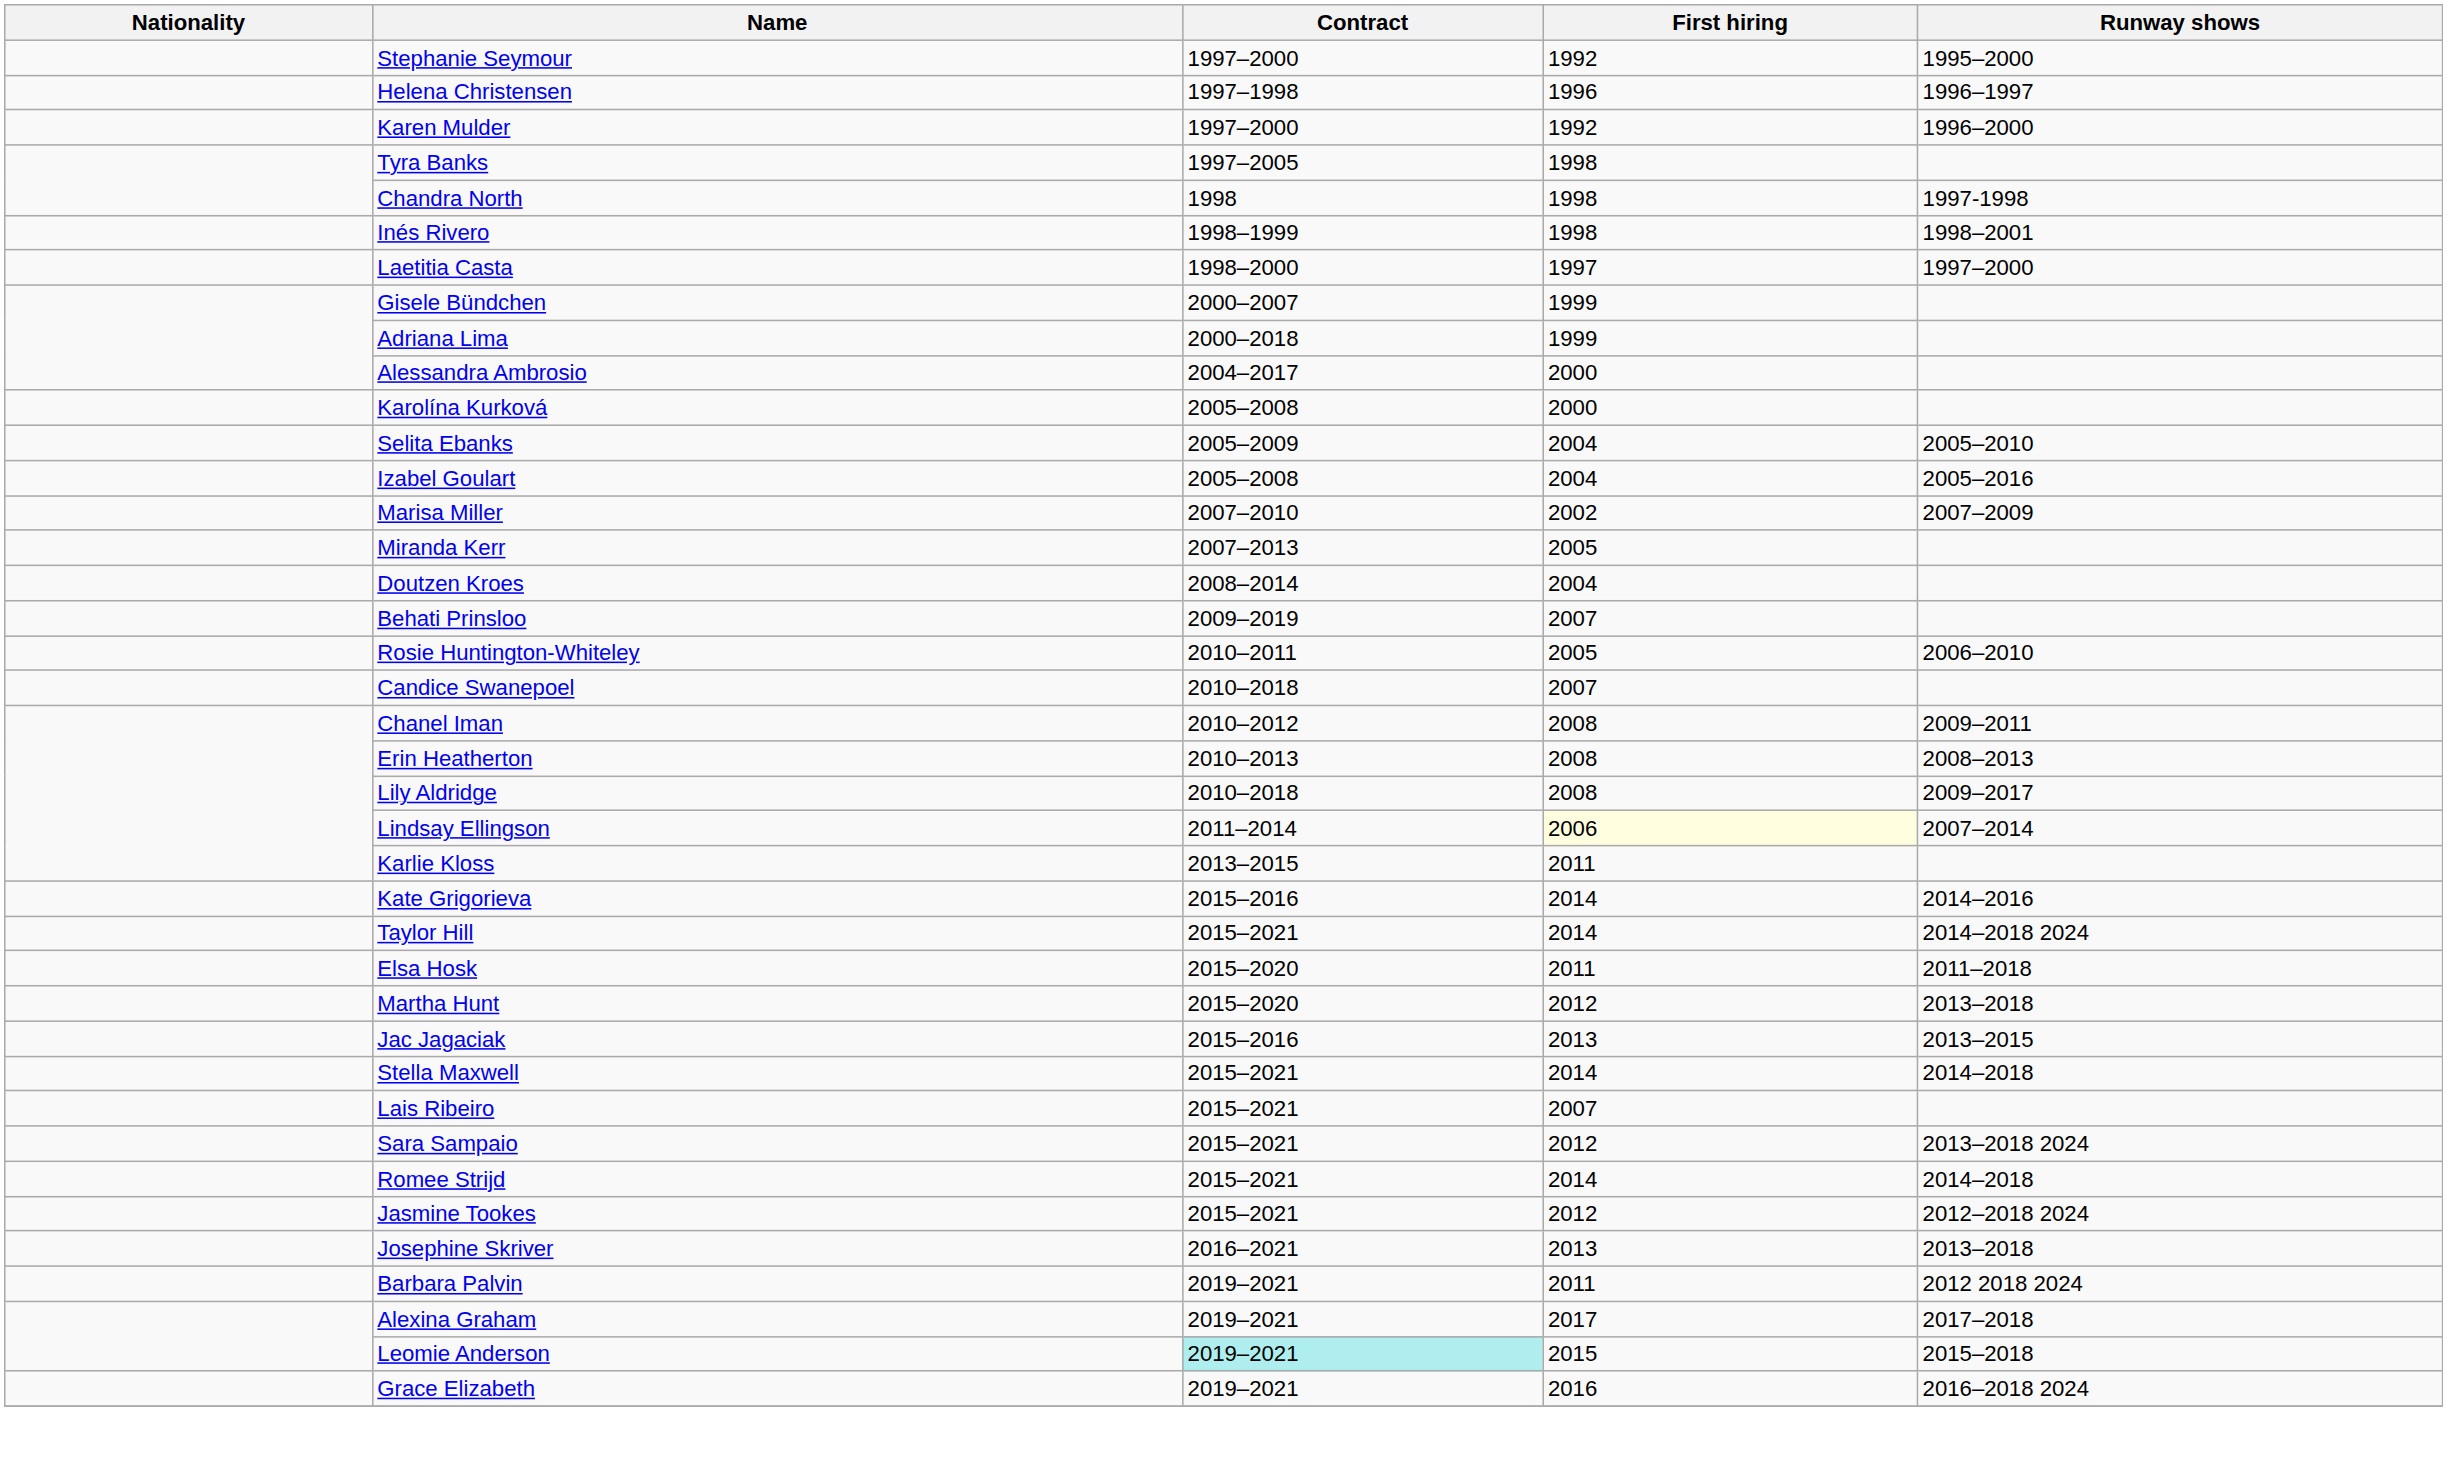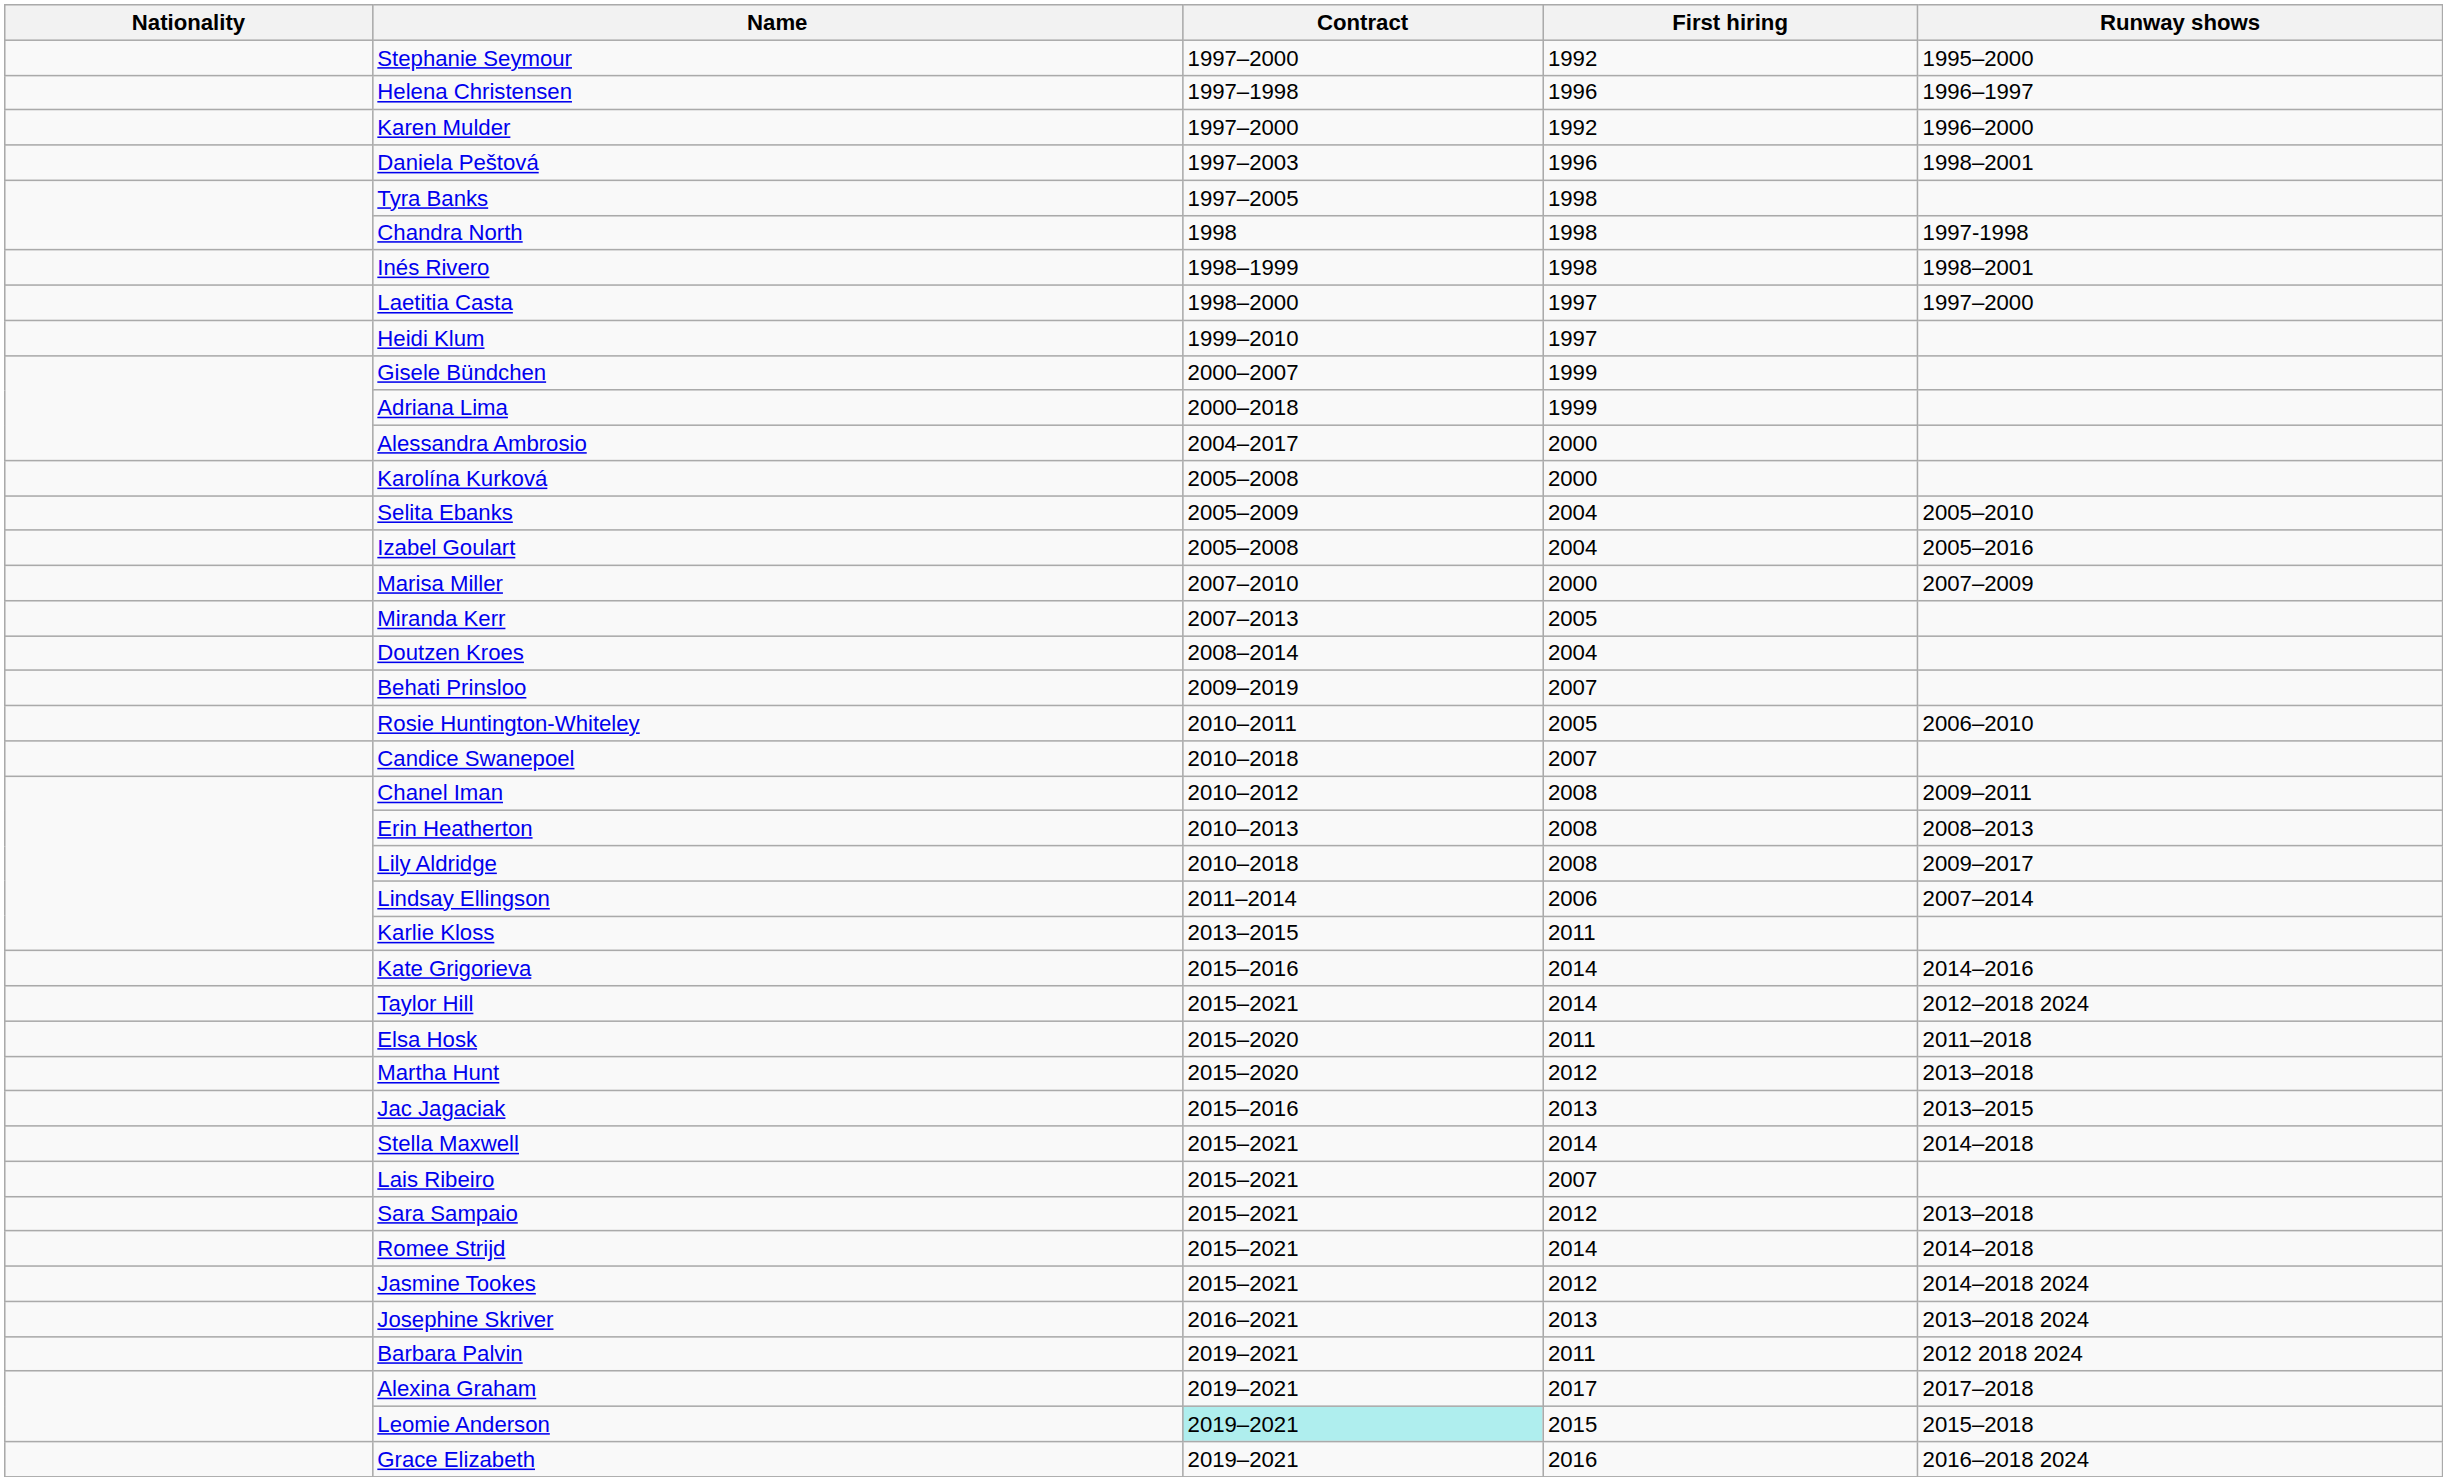+ row: (458, 163)
+ row: (431, 338)
(1573, 513) 2002 -> (1573, 583) 2000
(1573, 828) lightyellow background -> (1573, 899) no background
(2006, 934) 2014–2018 2024 -> (2006, 1004) 2012–2018 2024
(2006, 1144) 2013–2018 2024 -> (1978, 1214) 2013–2018
(2006, 1214) 2012–2018 2024 -> (2006, 1284) 2014–2018 2024
(1978, 1249) 2013–2018 -> (2006, 1319) 2013–2018 2024
